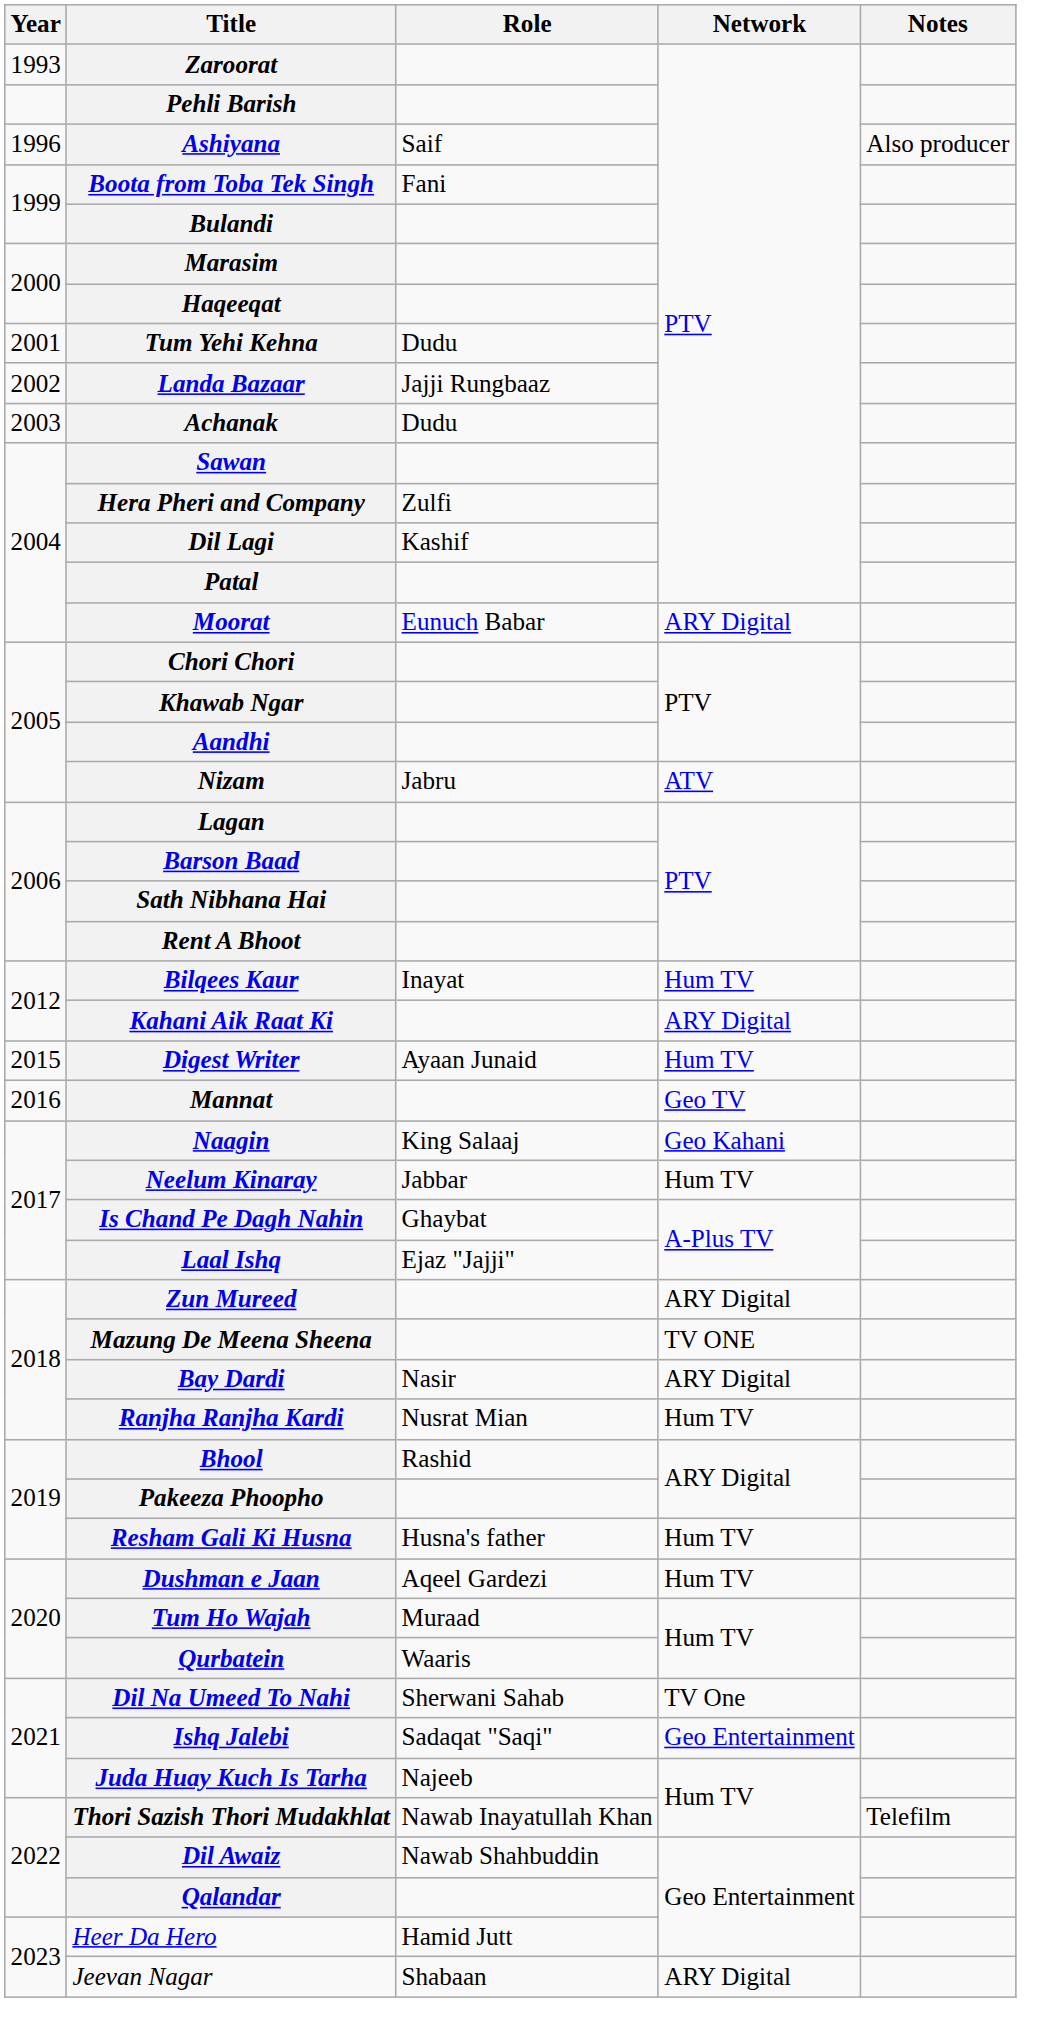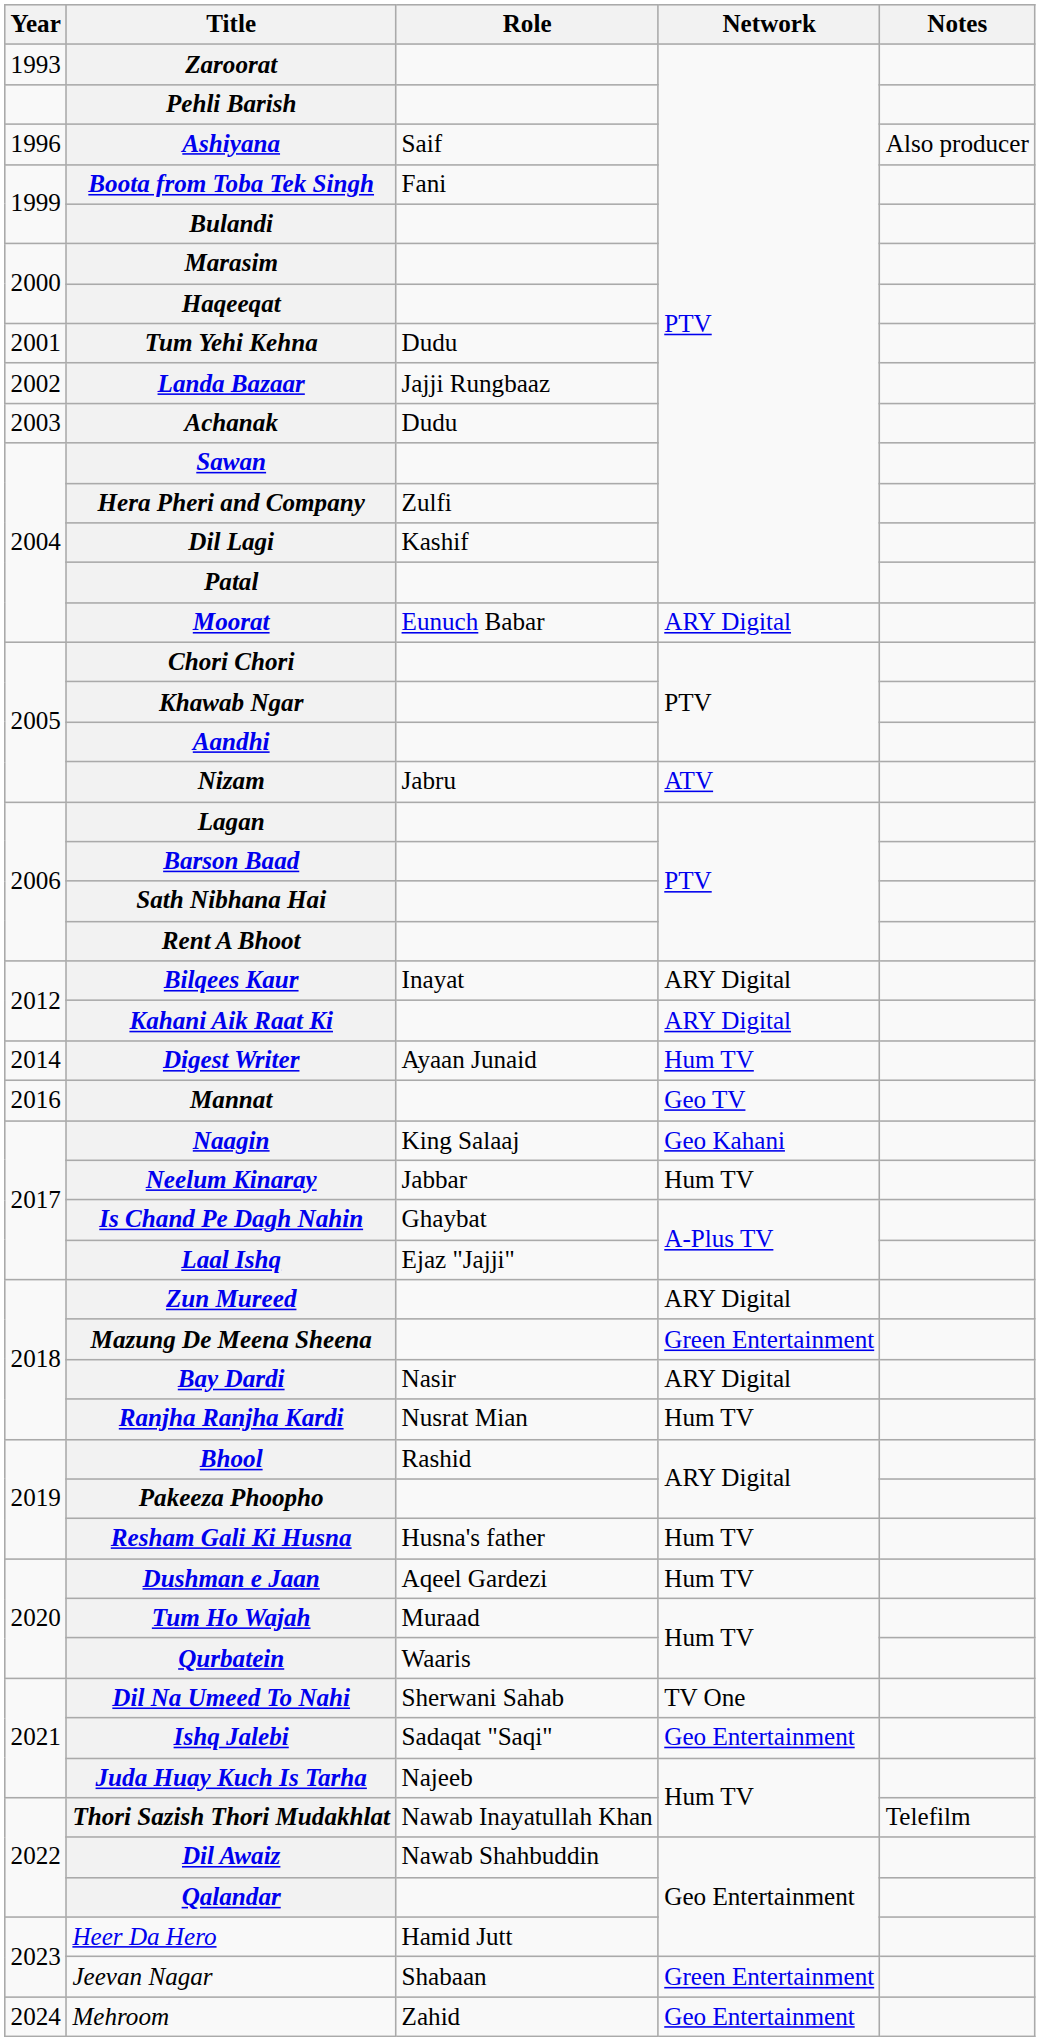(709, 980) Hum TV -> (728, 980) ARY Digital
(36, 1060) 2015 -> (36, 1060) 2014
(710, 1339) TV ONE -> (769, 1339) Green Entertainment
(728, 1976) ARY Digital -> (769, 1976) Green Entertainment
+ row: (121, 2016)
